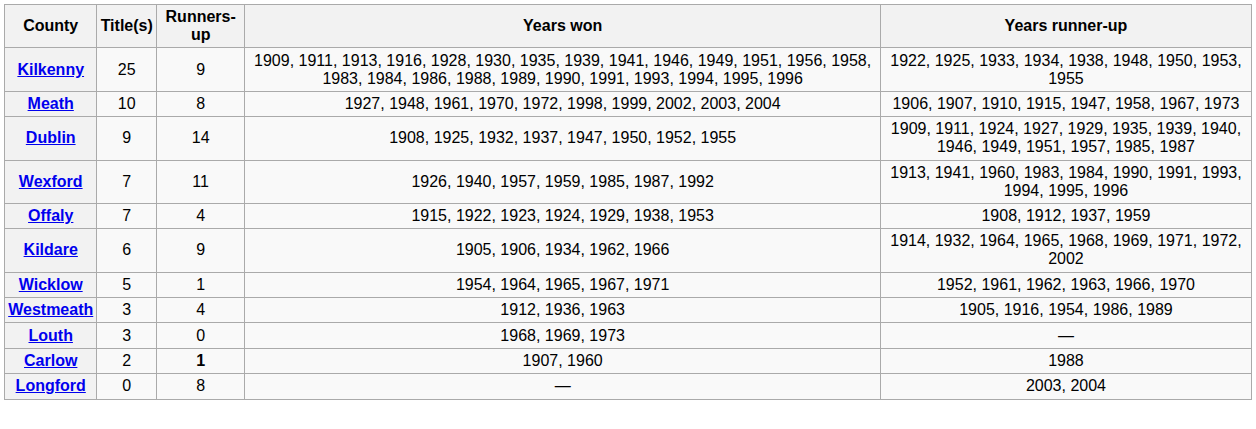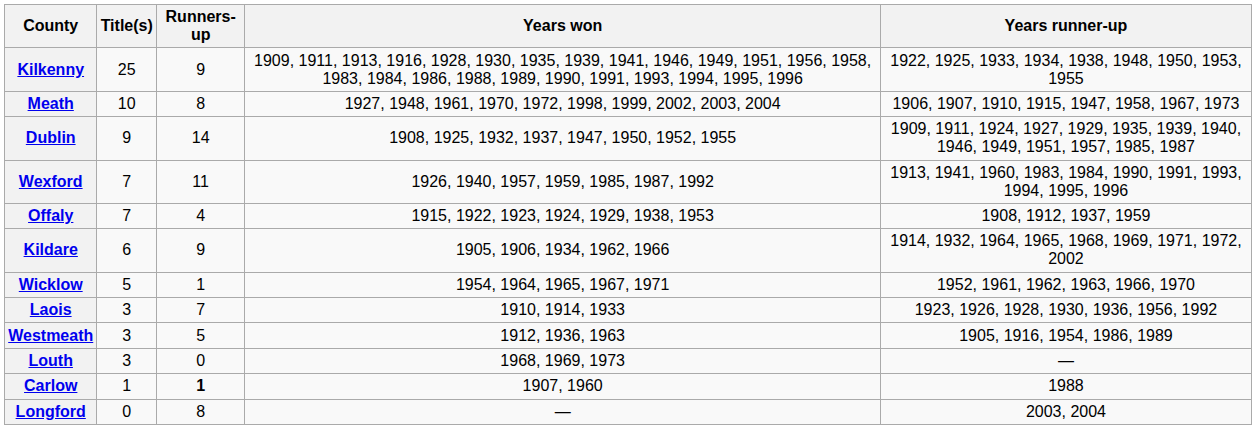+ row: (51, 310)
(201, 310) 4 -> (201, 335) 5
(127, 360) 2 -> (127, 386) 1
